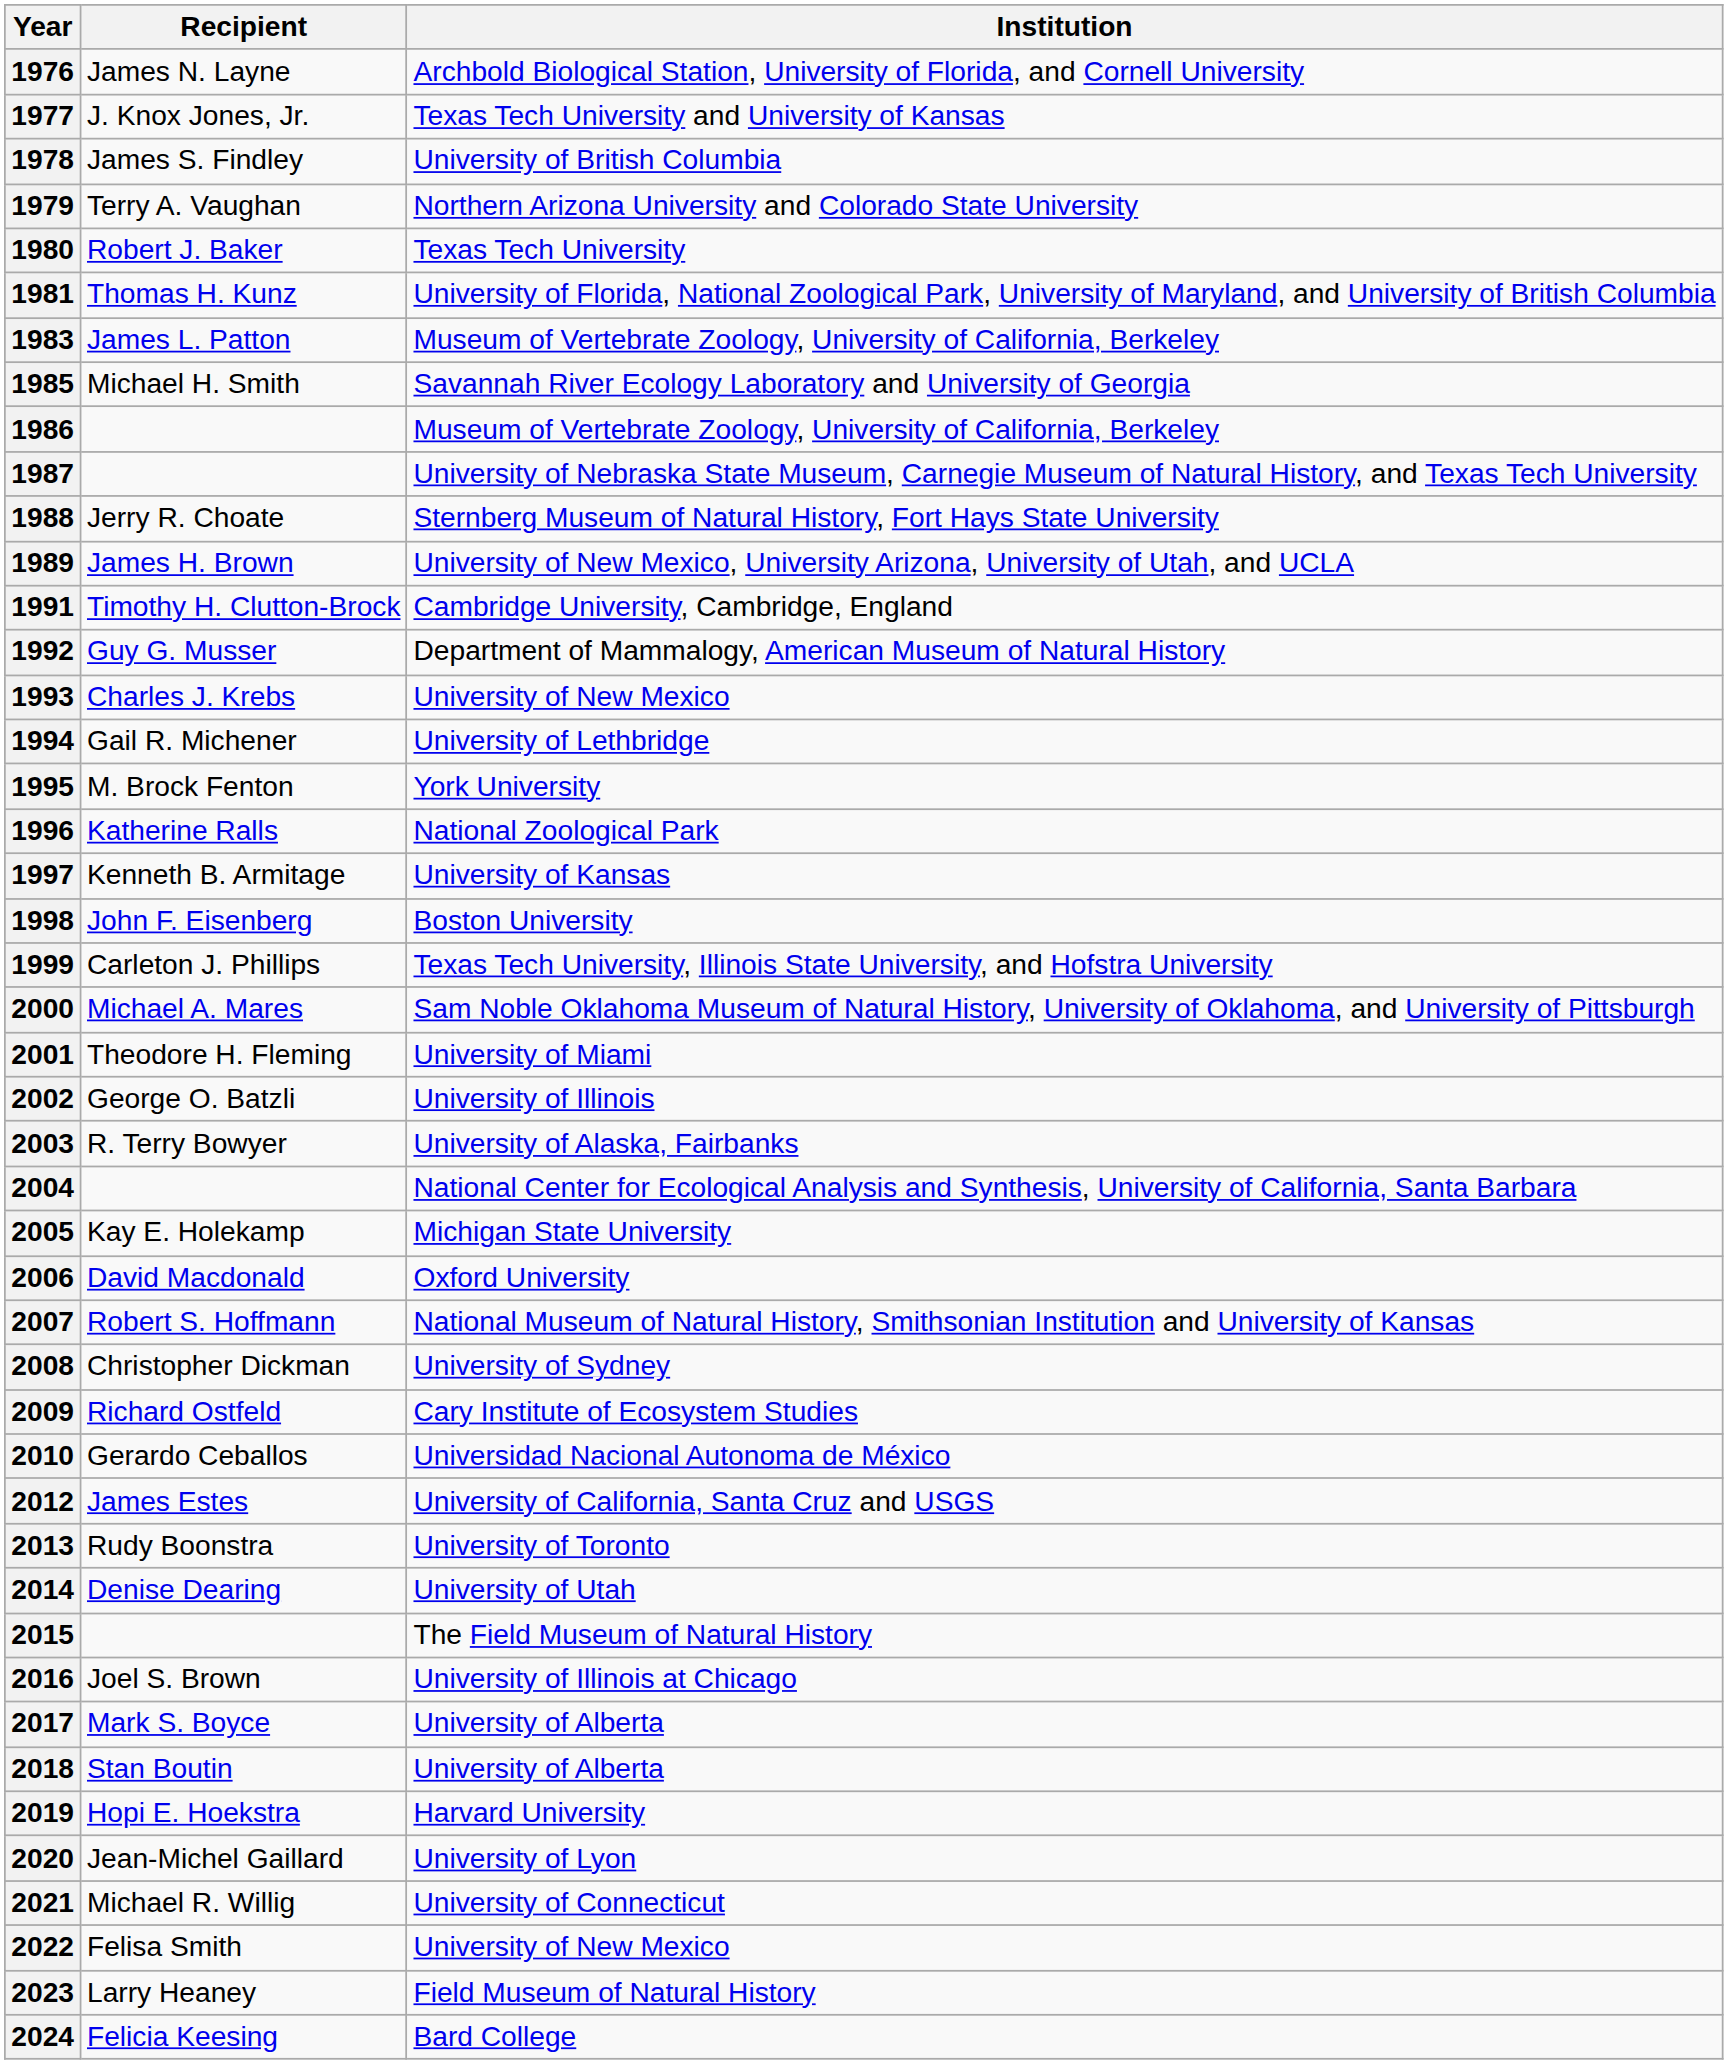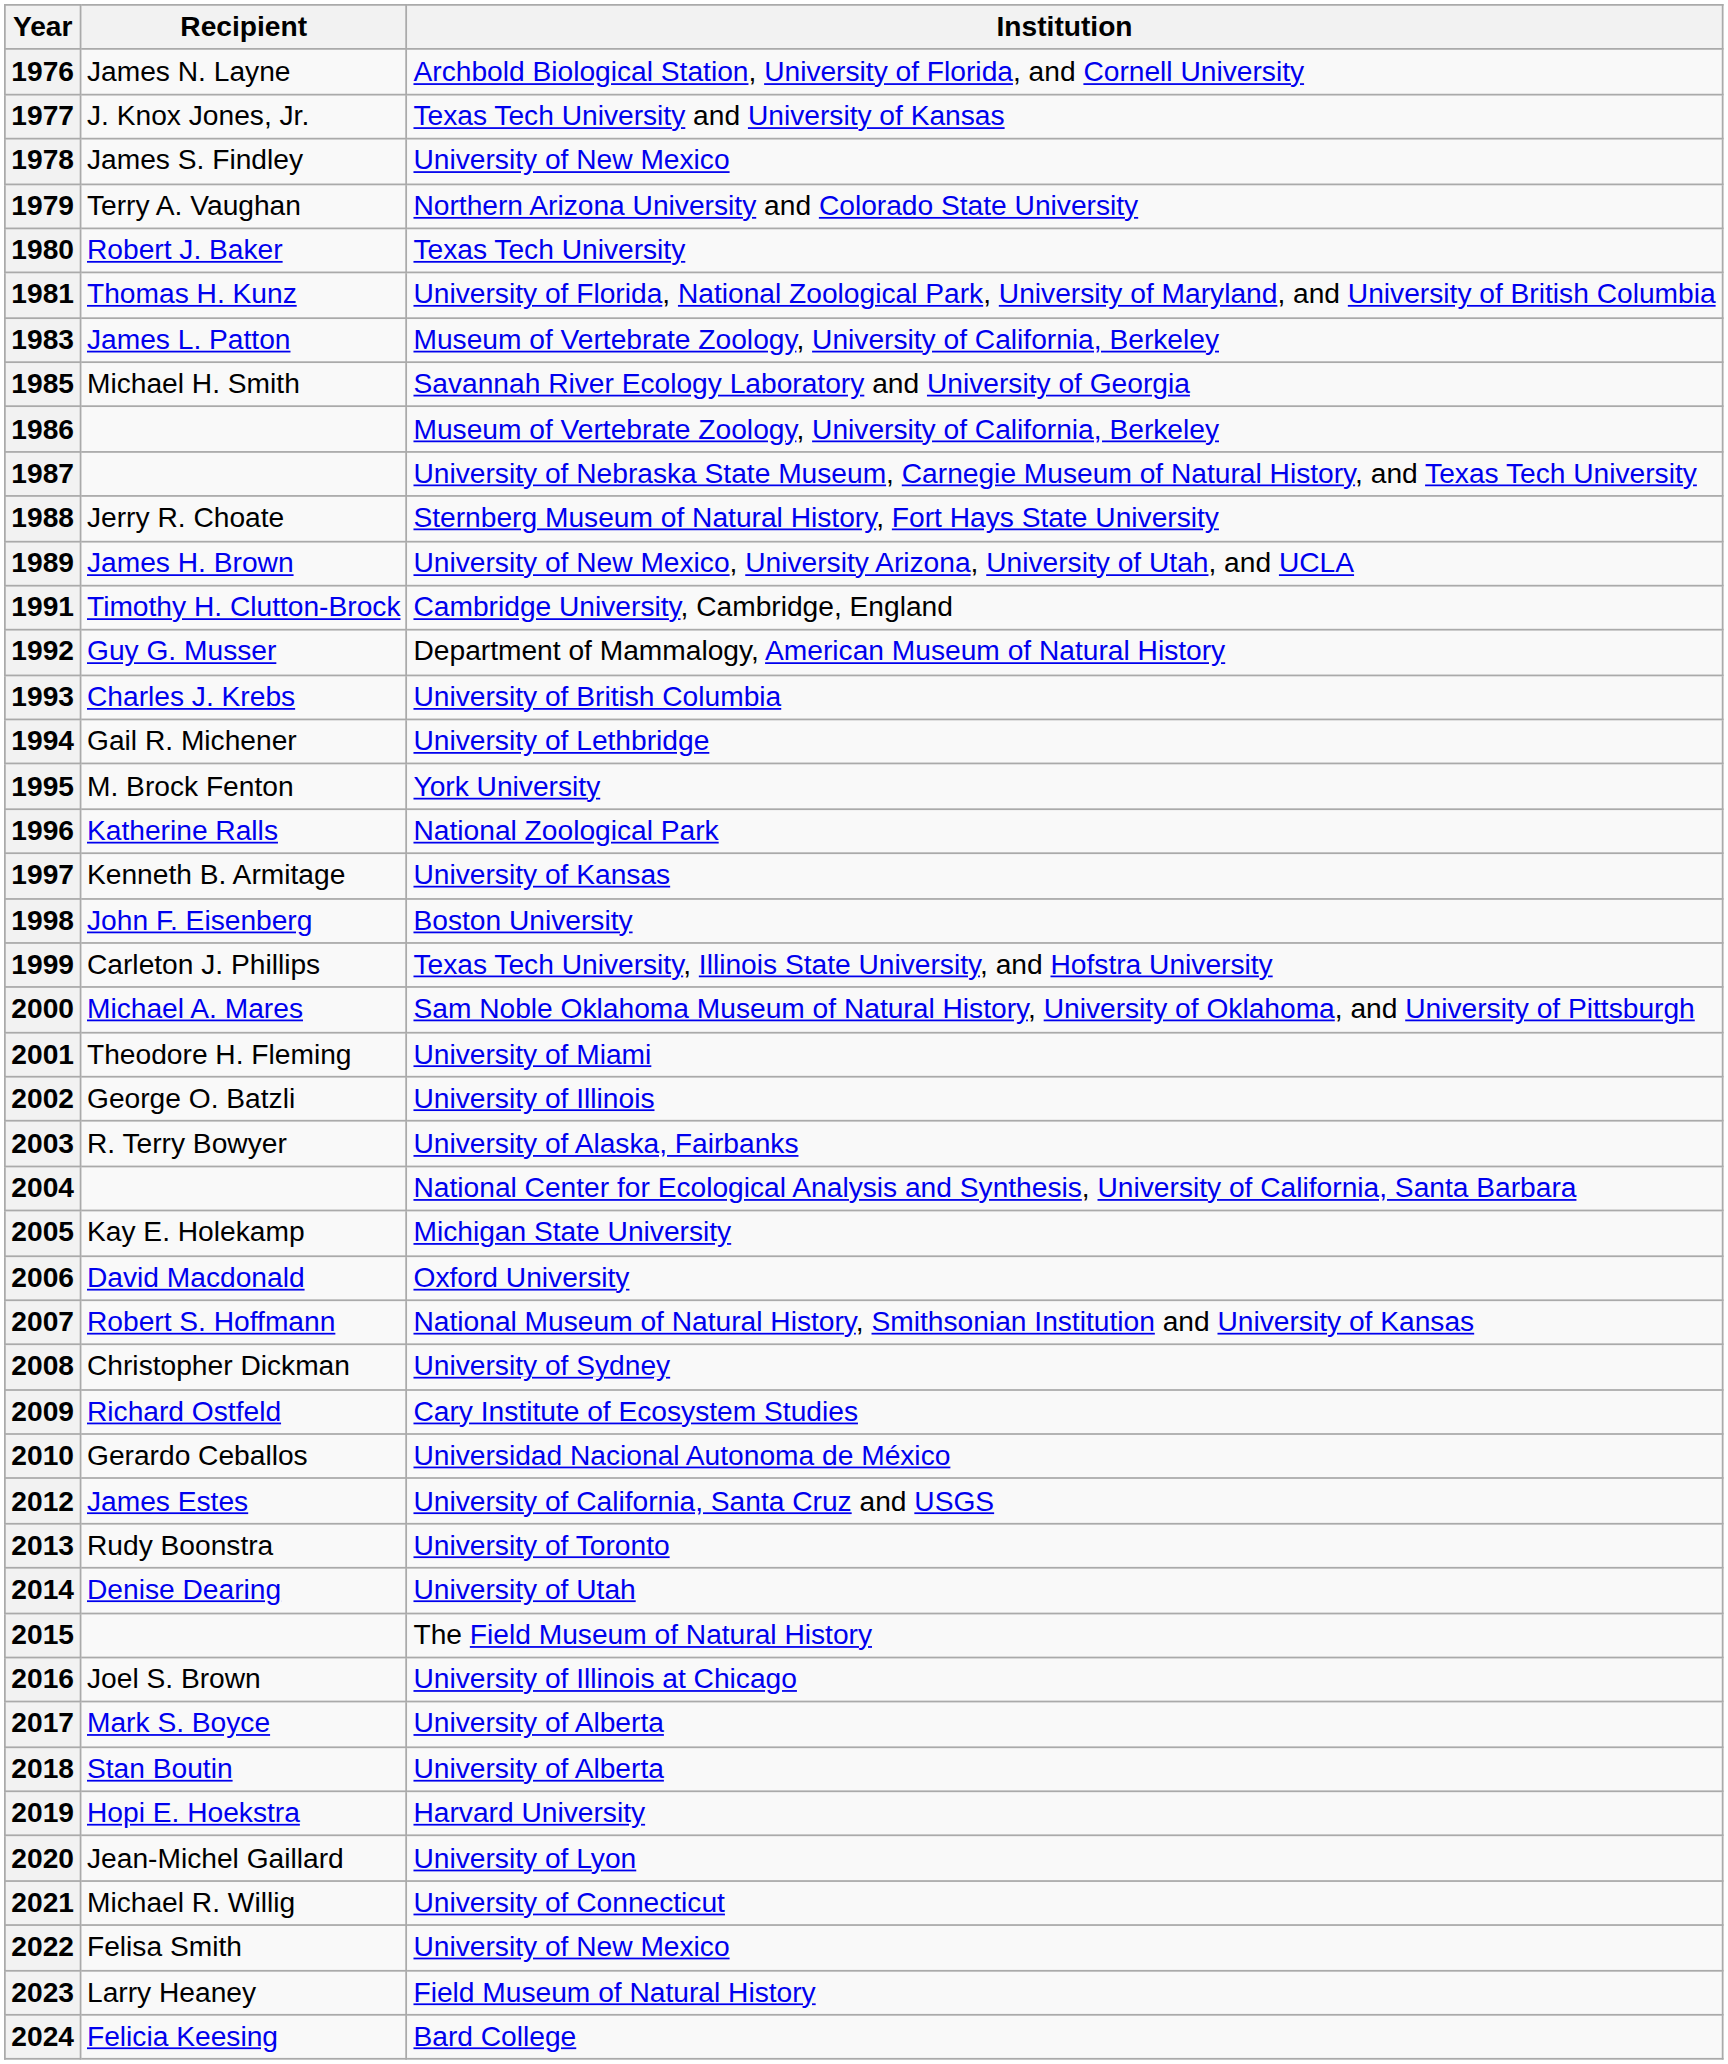(597, 160) University of British Columbia -> (572, 160) University of New Mexico
(572, 696) University of New Mexico -> (597, 696) University of British Columbia
